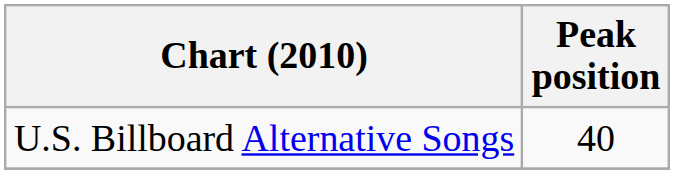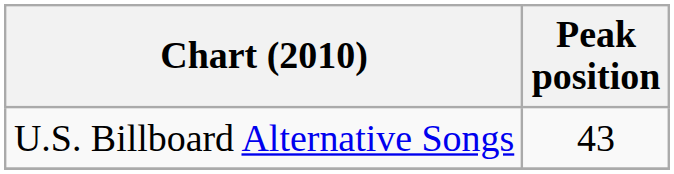(596, 137) 40 -> (596, 137) 43
